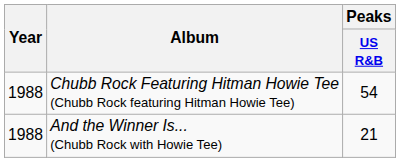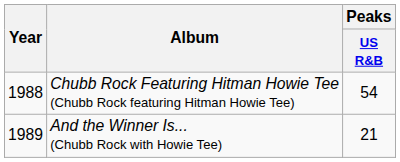(26, 135) 1988 -> (26, 135) 1989
